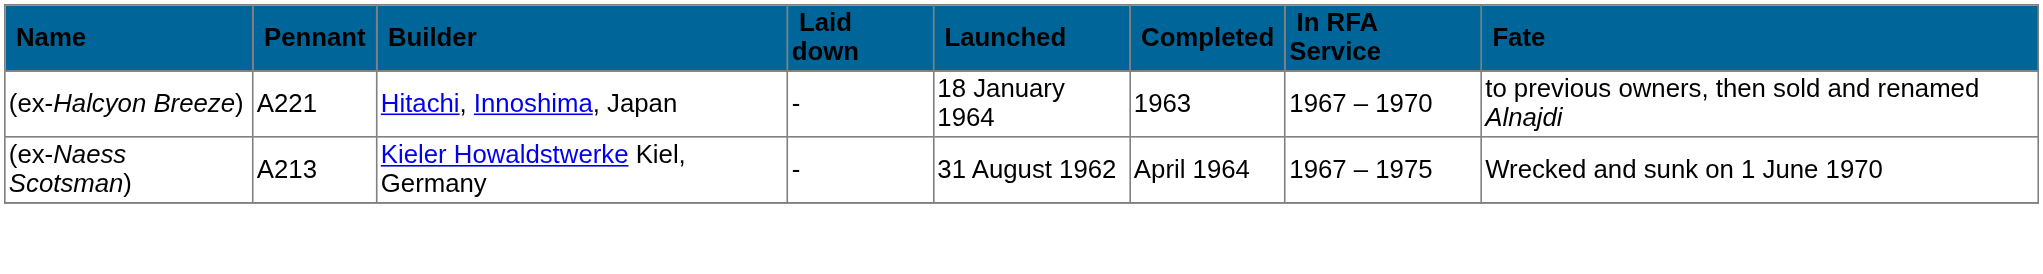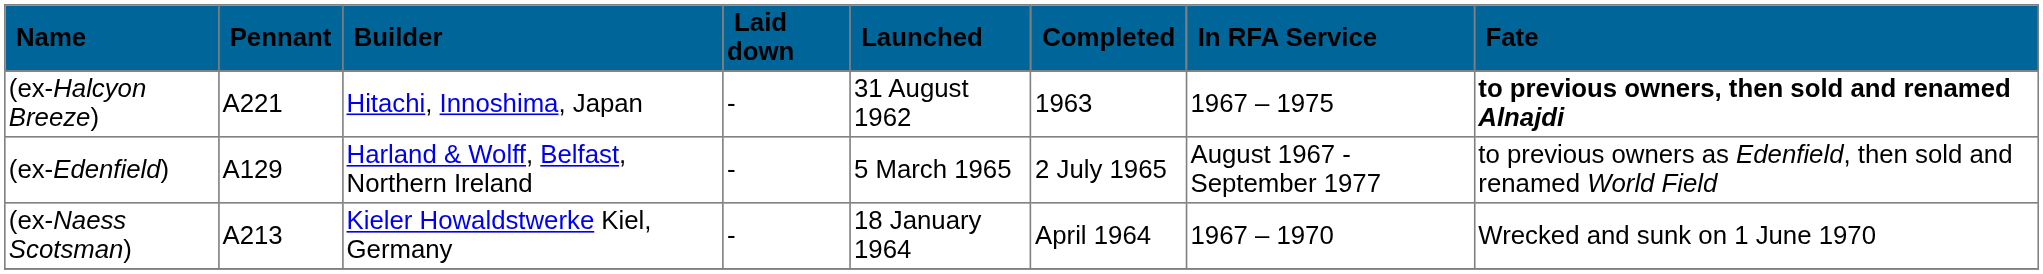(1001, 103) 18 January 1964 -> (911, 103) 31 August 1962
(1361, 103) 1967 – 1970 -> (1262, 103) 1967 – 1975
(1732, 103) normal -> (1745, 103) bold
+ row: (89, 169)
(1027, 169) 31 August 1962 -> (918, 235) 18 January 1964
(1361, 169) 1967 – 1975 -> (1262, 235) 1967 – 1970
